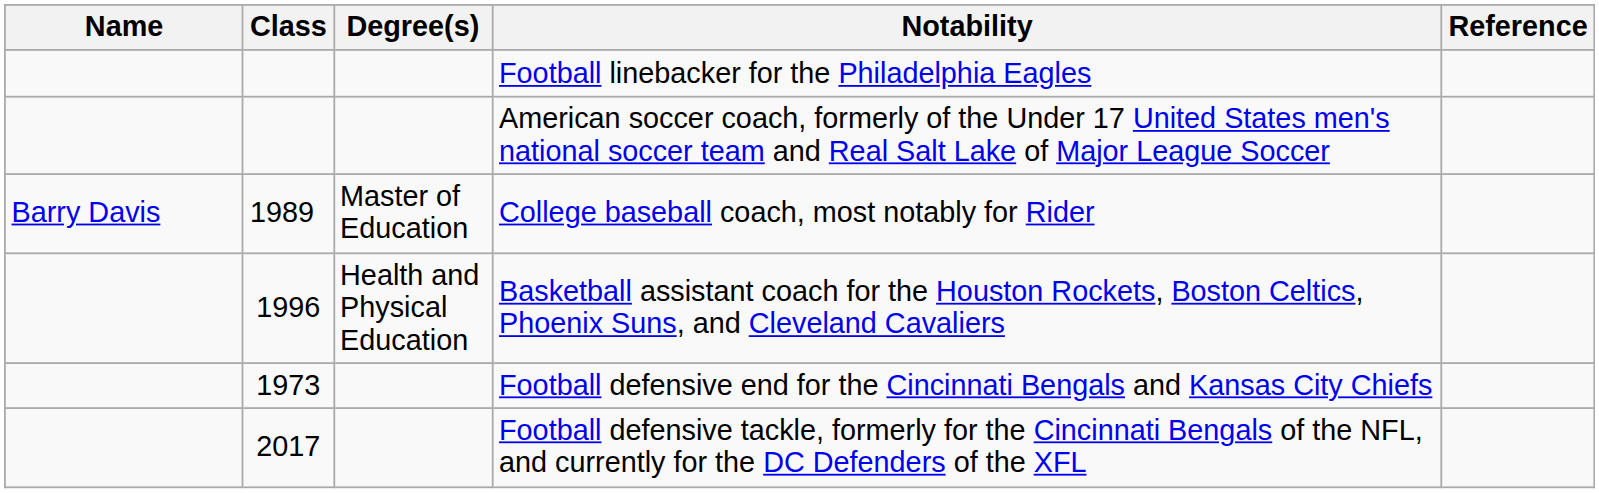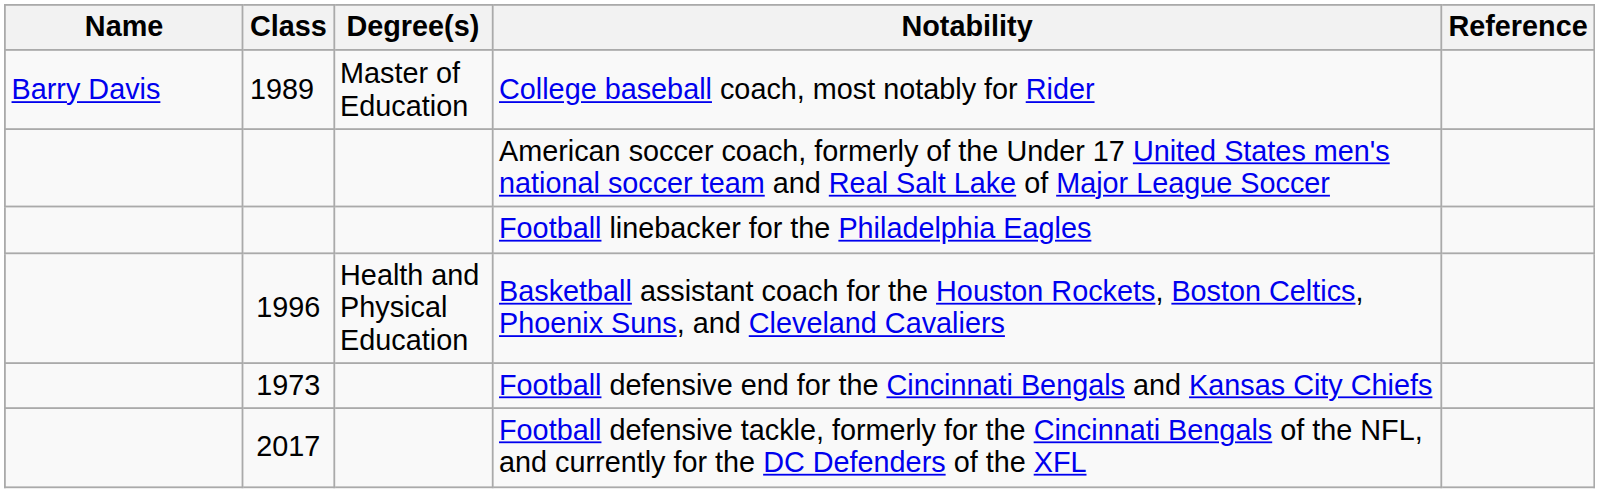rows swapped: (797, 212) <-> (795, 73)
